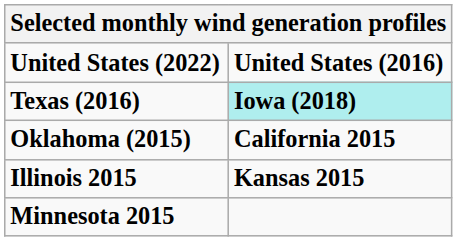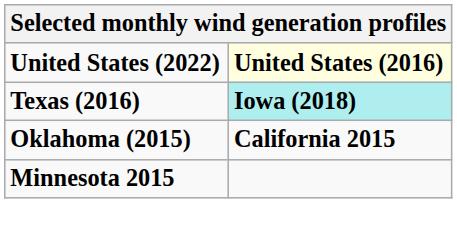(339, 62) no background -> (339, 62) lightyellow background
- row: (74, 178)
